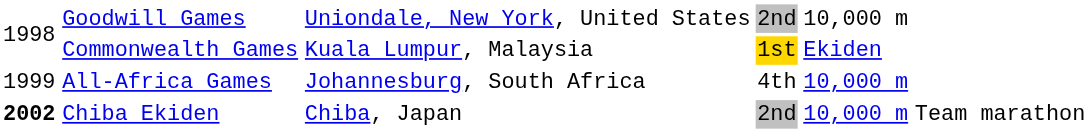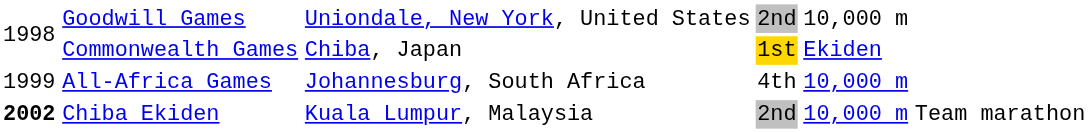(449, 51) Kuala Lumpur, Malaysia -> (384, 51) Chiba, Japan
(384, 114) Chiba, Japan -> (449, 114) Kuala Lumpur, Malaysia
